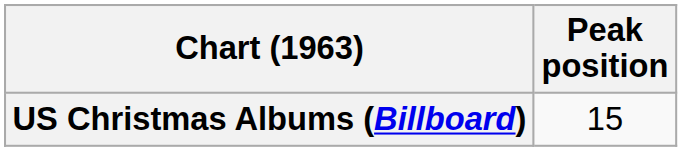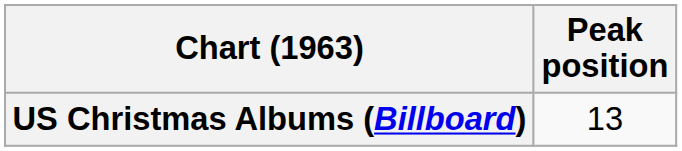(605, 118) 15 -> (605, 118) 13
